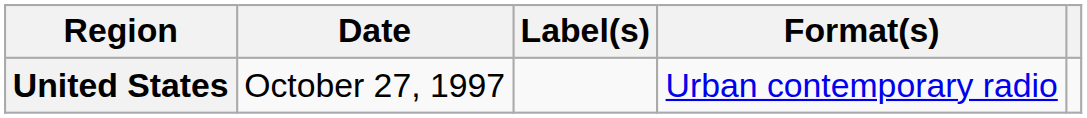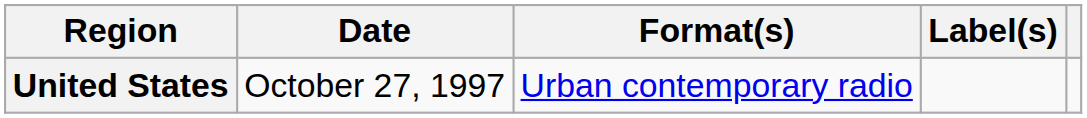columns swapped: (862, 31) <-> (585, 31)
